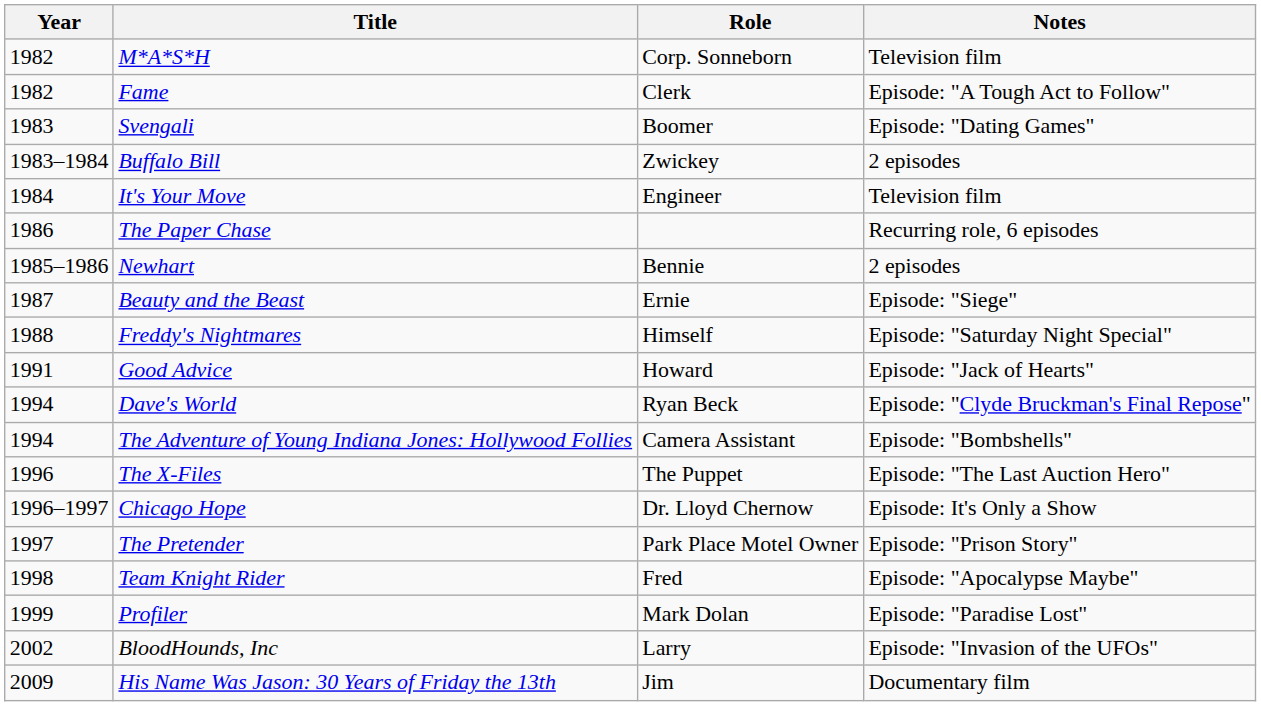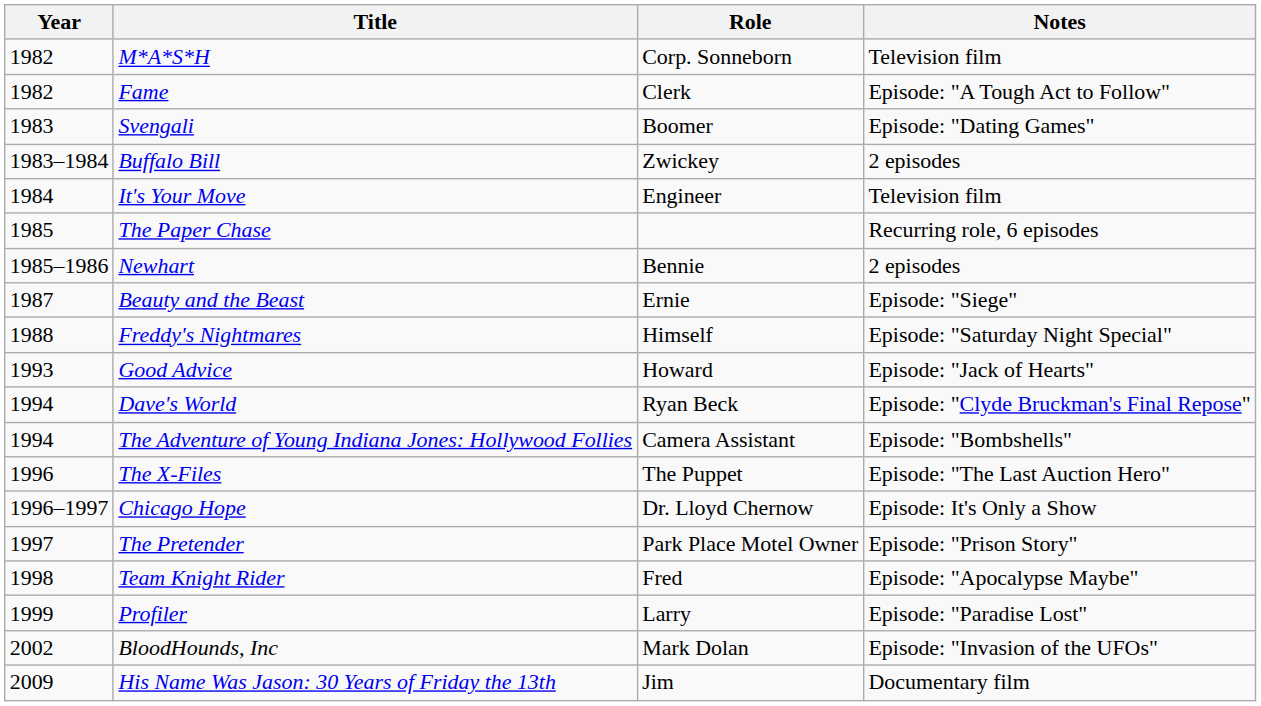(32, 230) 1986 -> (32, 230) 1985
(32, 369) 1991 -> (32, 369) 1993
(696, 612) Mark Dolan -> (667, 612) Larry
(667, 647) Larry -> (696, 647) Mark Dolan
